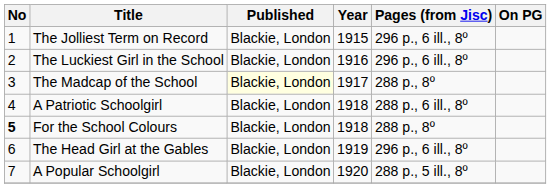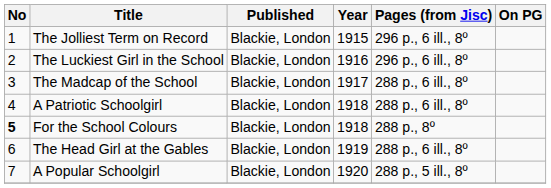(280, 82) lightyellow background -> (280, 82) no background
(405, 82) 288 p., 8º -> (421, 82) 288 p., 6 ill., 8º
(421, 149) 296 p., 6 ill., 8º -> (421, 149) 288 p., 6 ill., 8º
